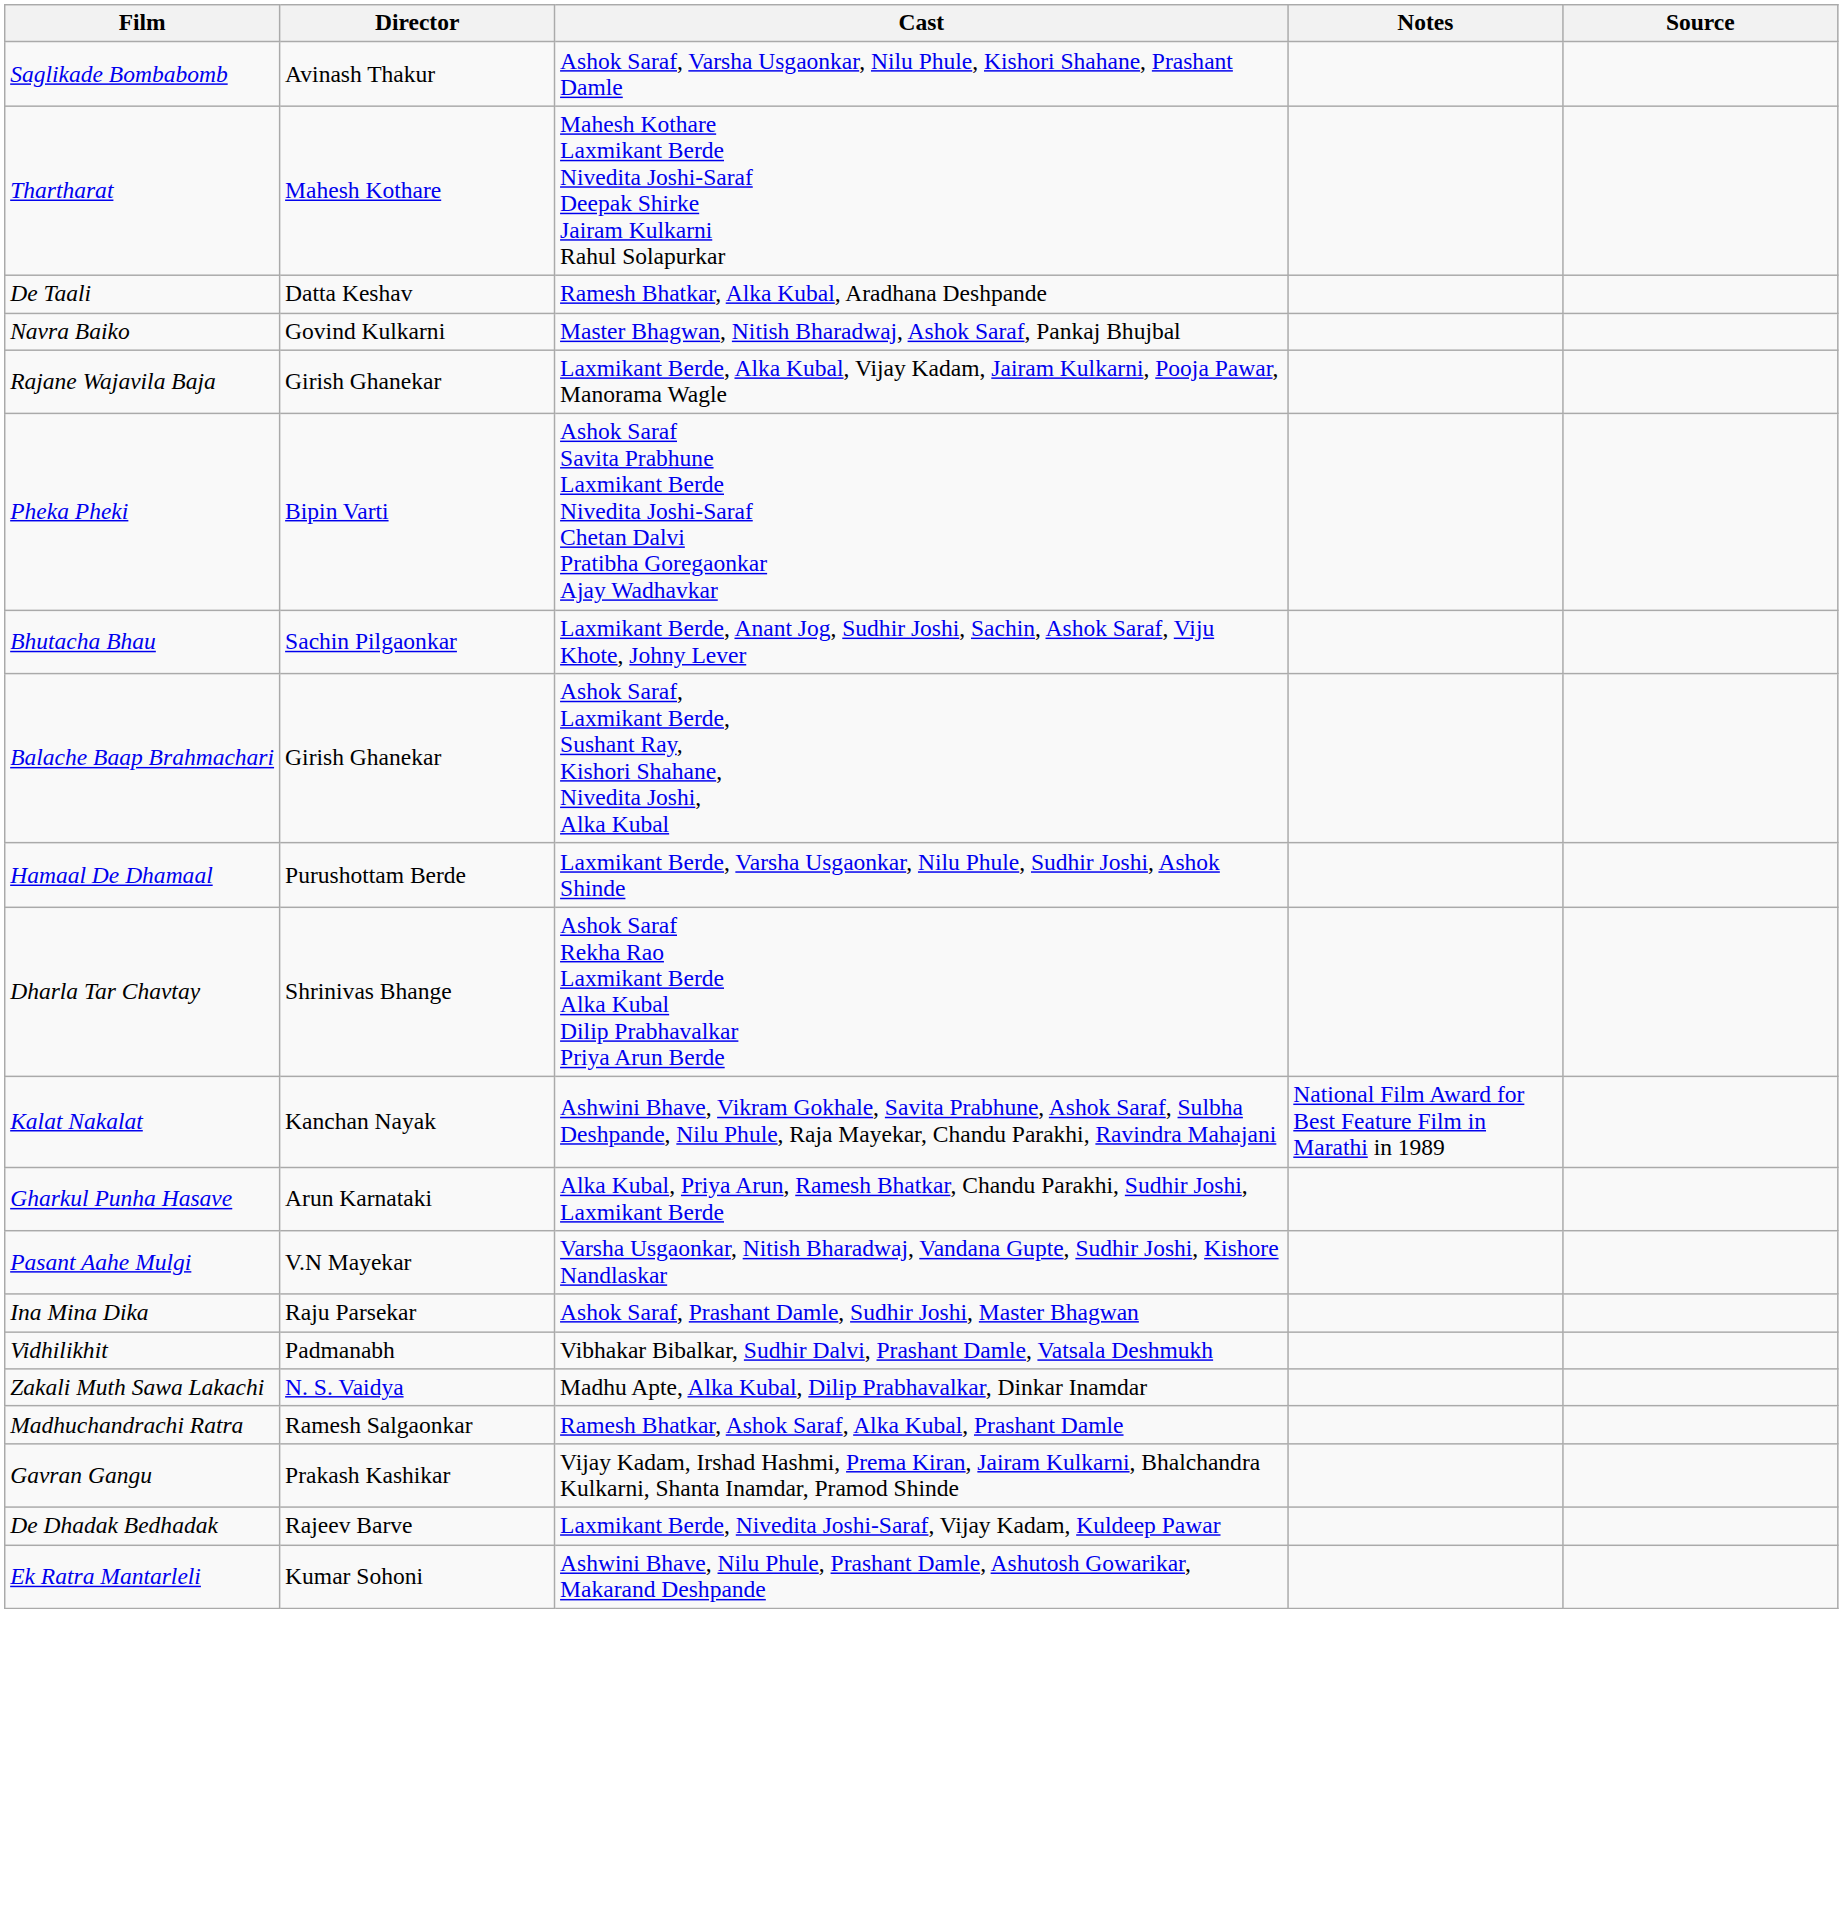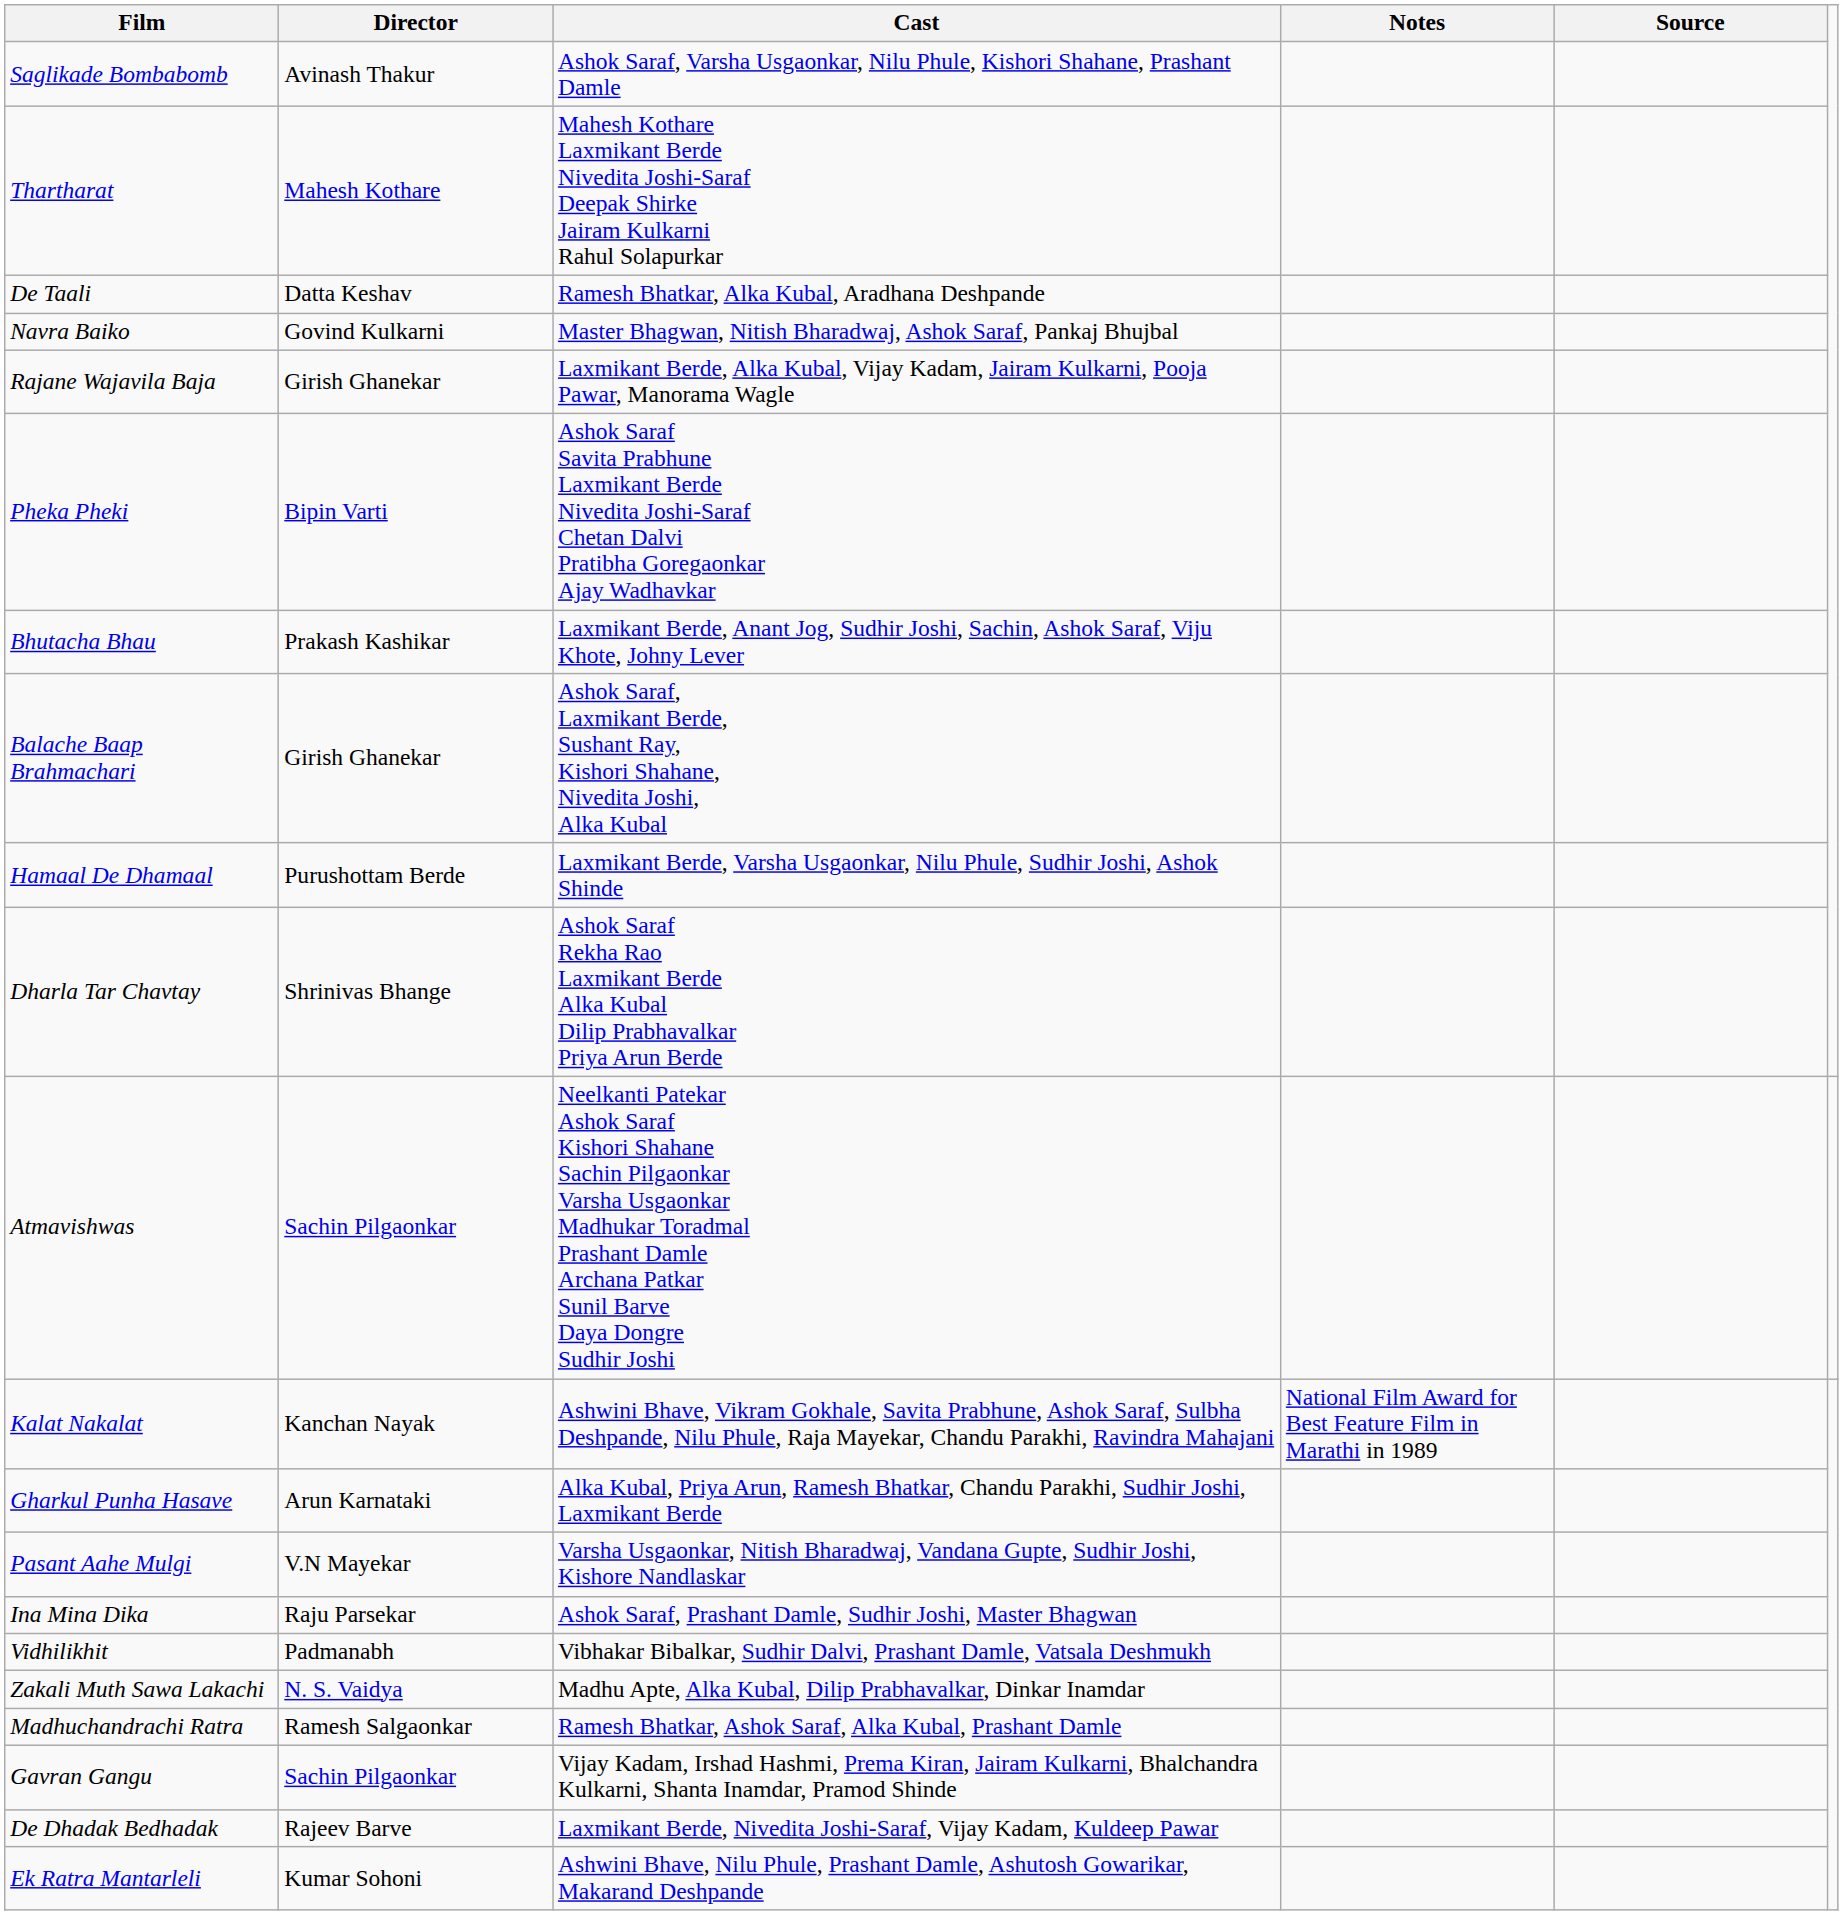(371, 641) Sachin Pilgaonkar -> (367, 641) Prakash Kashikar
+ row: (72, 1227)
(368, 1475) Prakash Kashikar -> (370, 1777) Sachin Pilgaonkar
